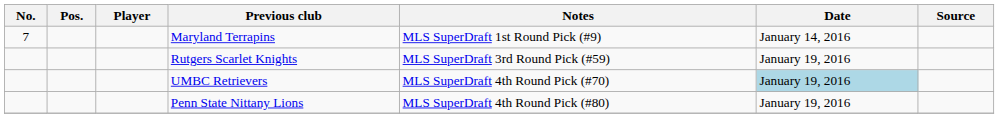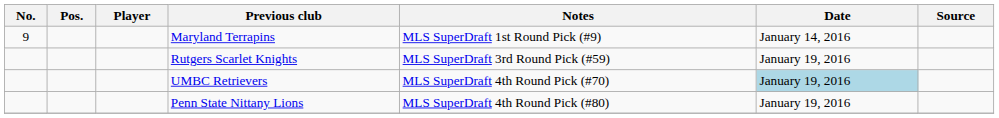(26, 37) 7 -> (26, 37) 9
